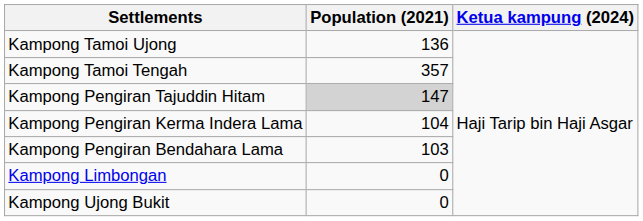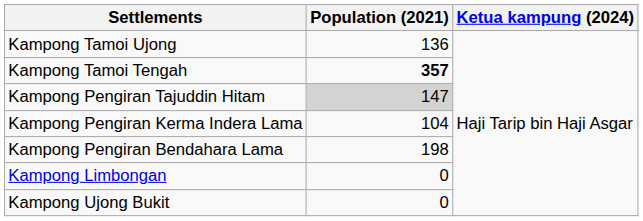(435, 70) normal -> (435, 70) bold
(435, 149) 103 -> (435, 149) 198
